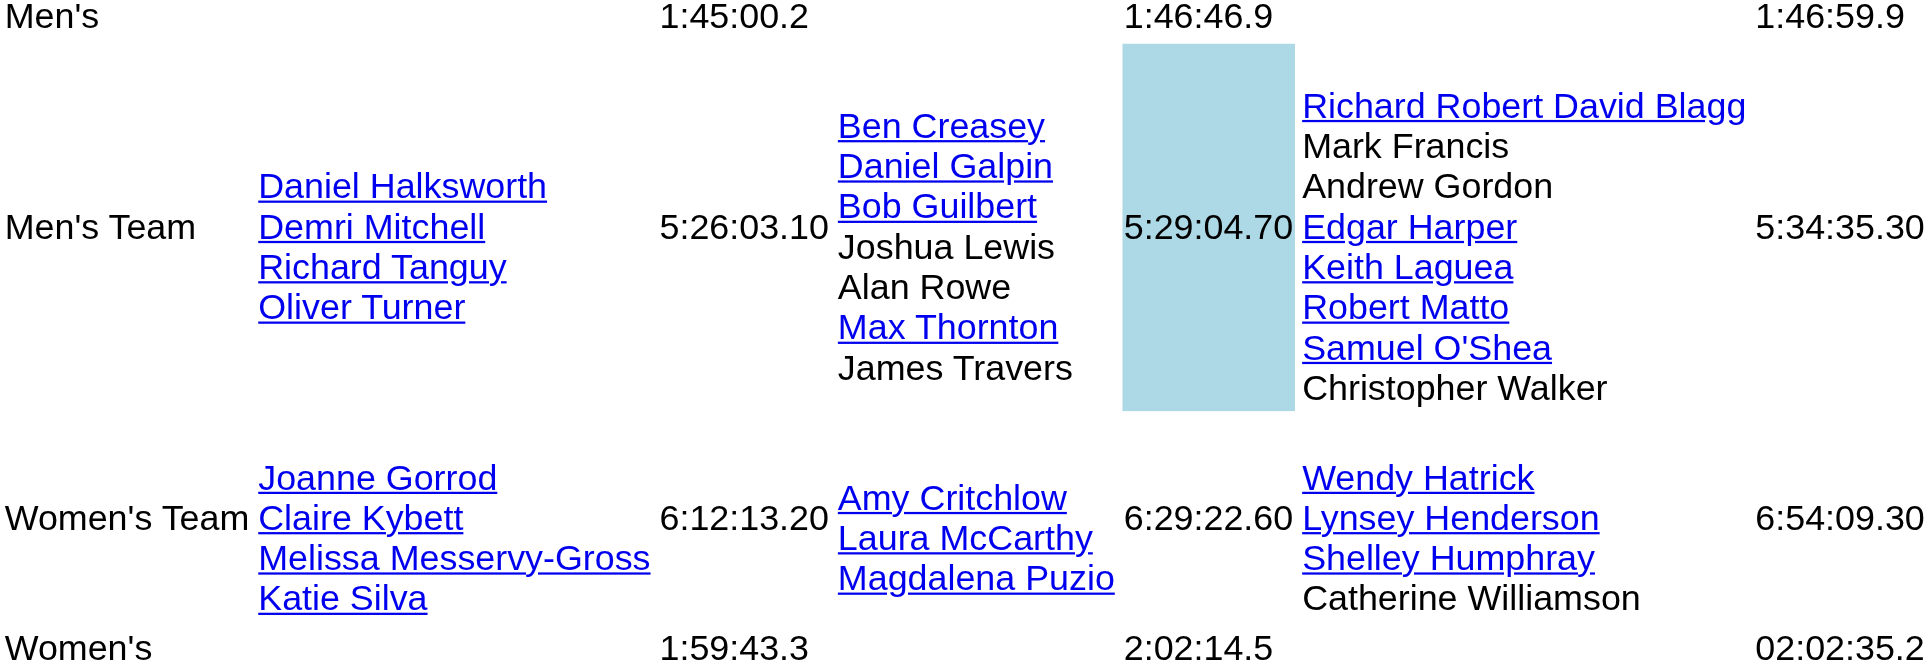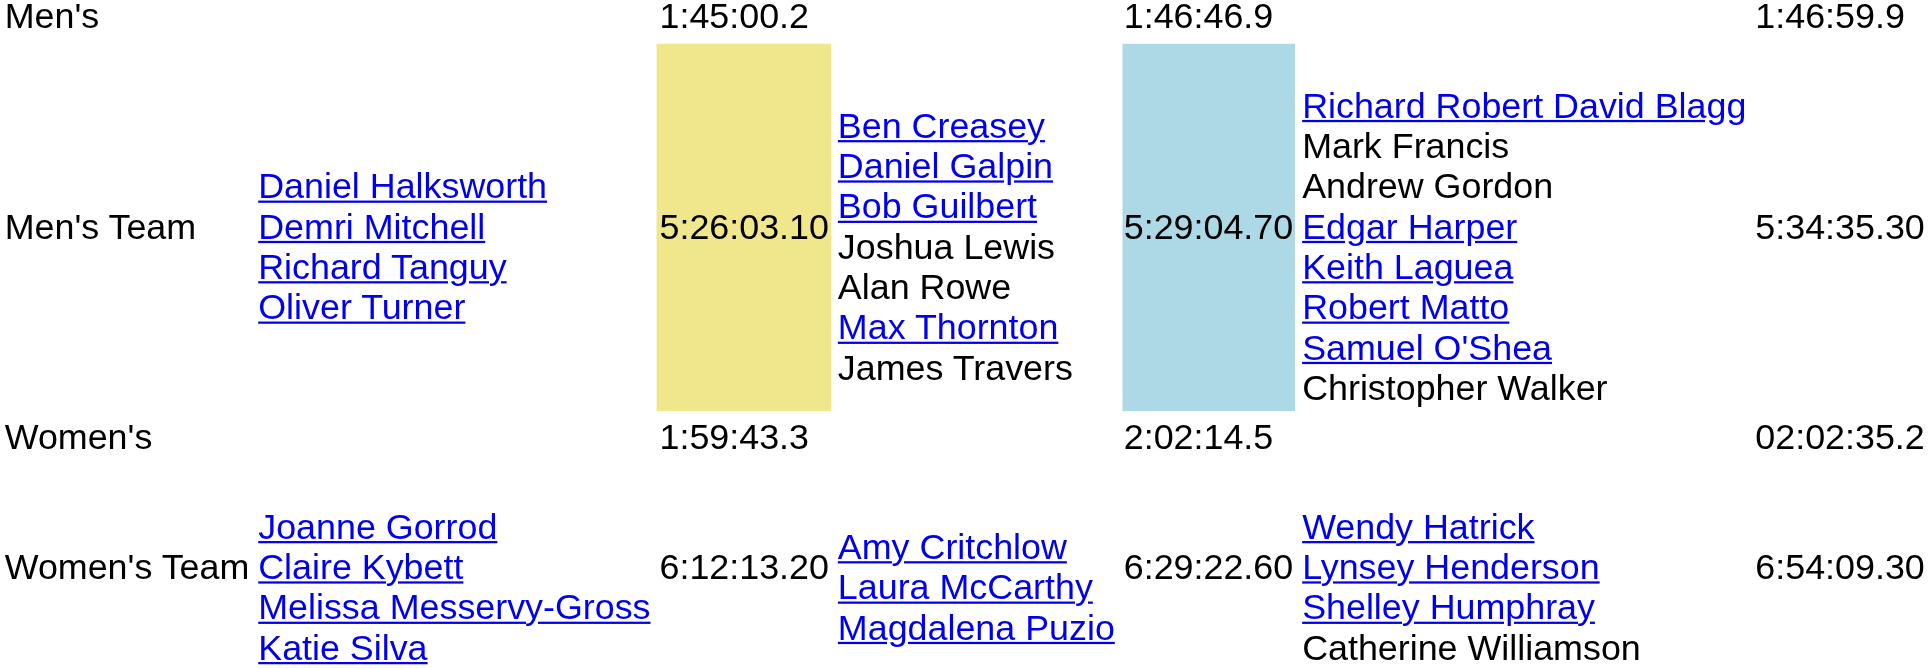(744, 226) no background -> (744, 226) khaki background
rows swapped: (79, 647) <-> (127, 518)
